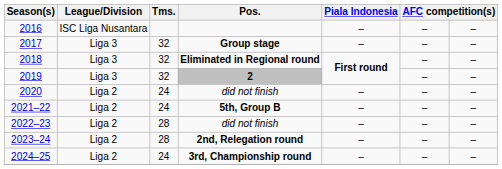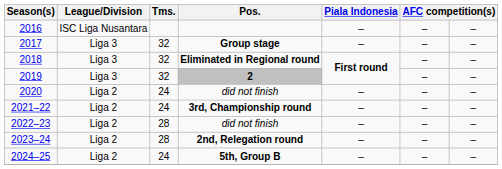(250, 108) 5th, Group B -> (250, 108) 3rd, Championship round
(250, 156) 3rd, Championship round -> (250, 156) 5th, Group B
